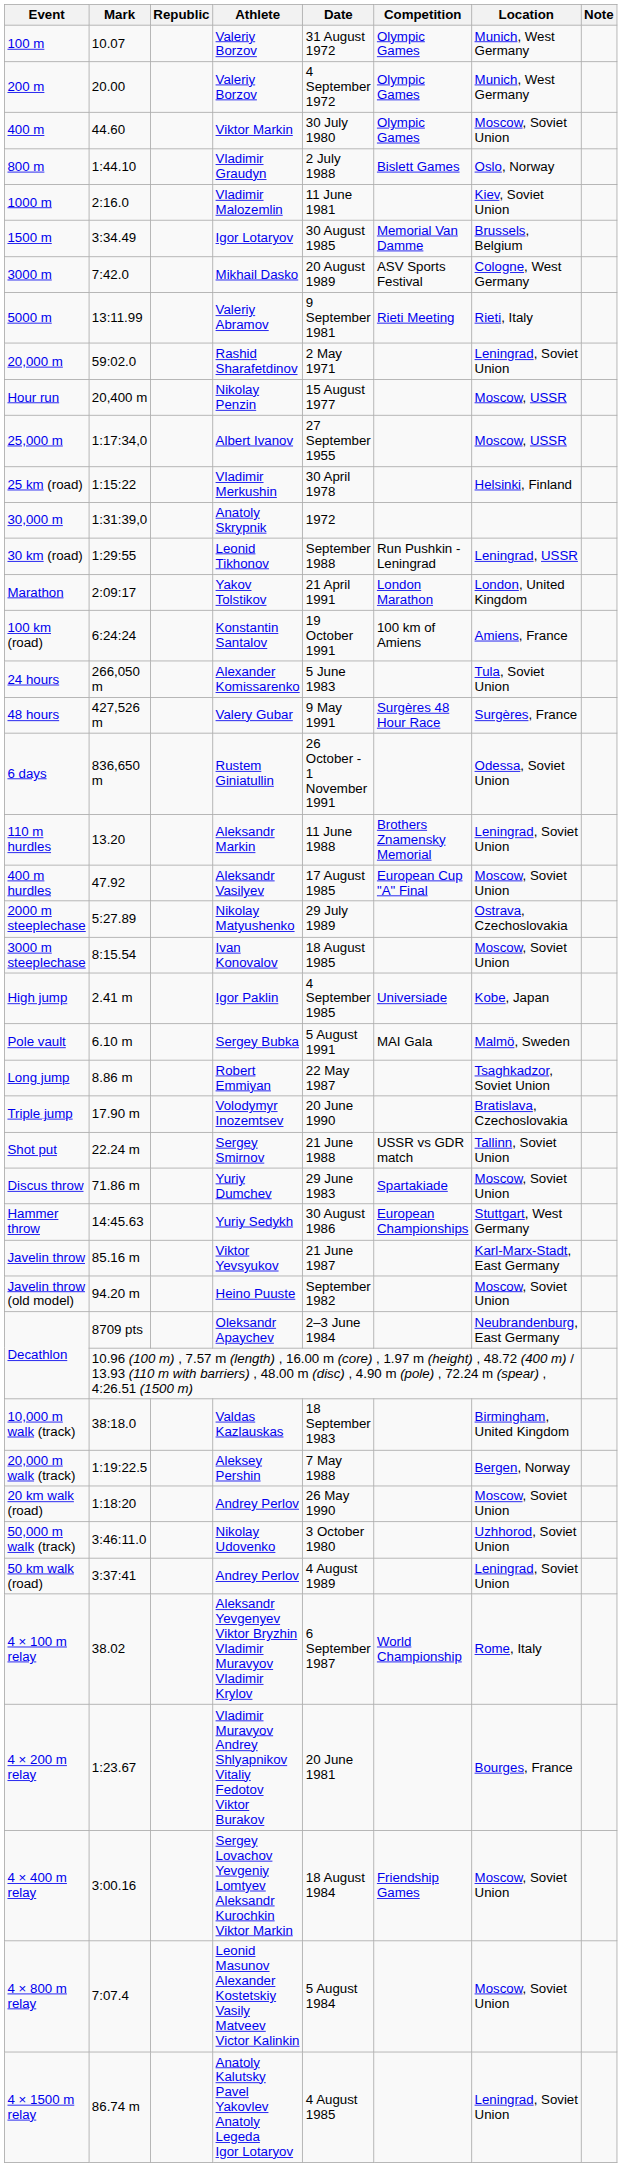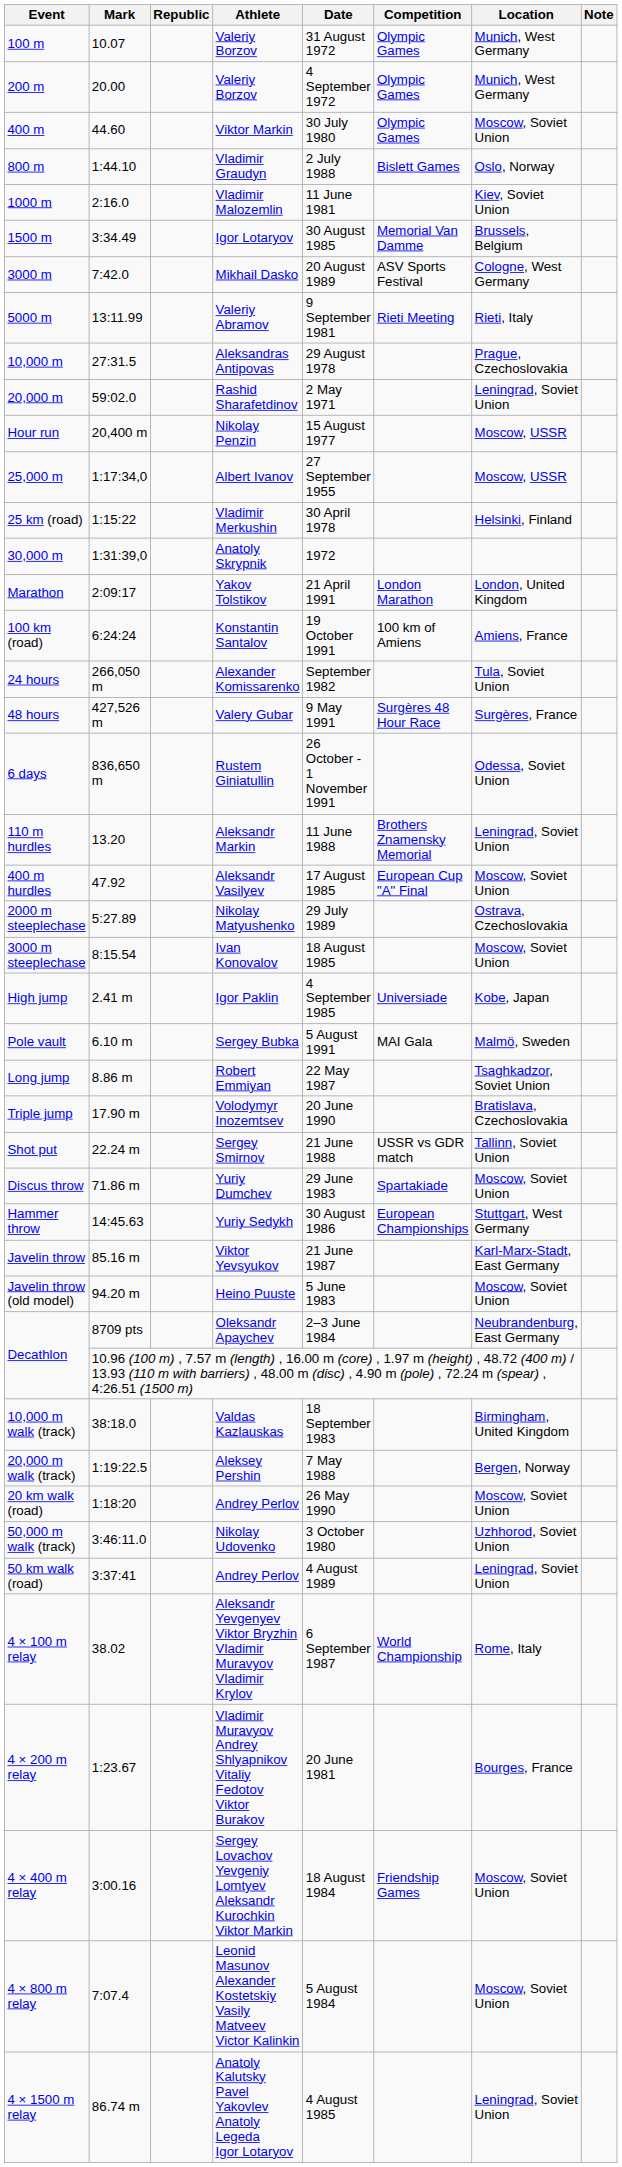+ row: (35, 361)
- row: (45, 556)
(326, 679) 5 June 1983 -> (338, 679) September 1982
(338, 1294) September 1982 -> (326, 1294) 5 June 1983
